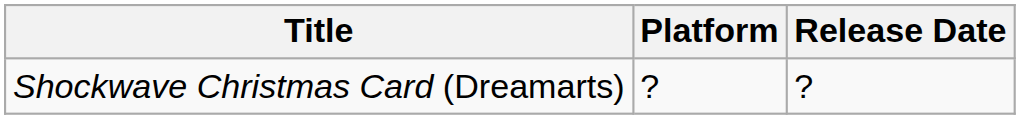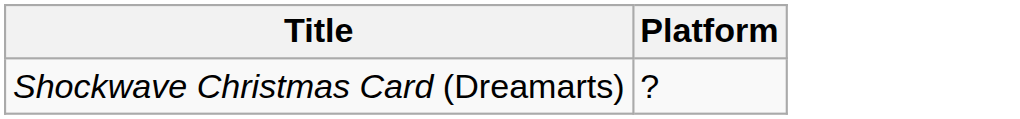- column: (900, 31)
